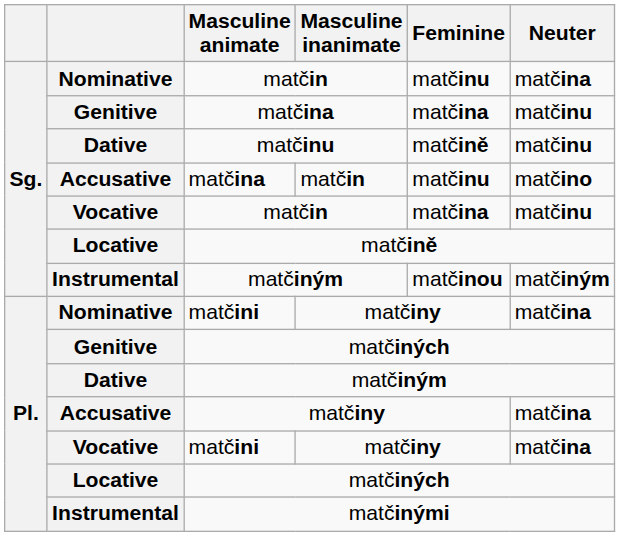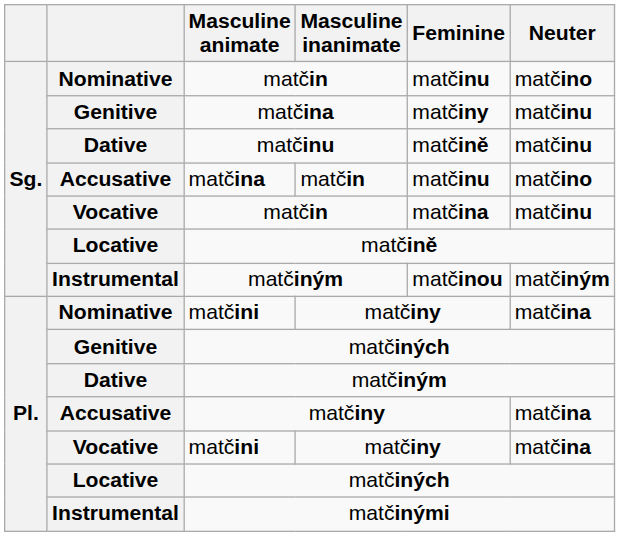(553, 78) matčina -> (553, 78) matčino
(450, 111) matčina -> (450, 111) matčiny
